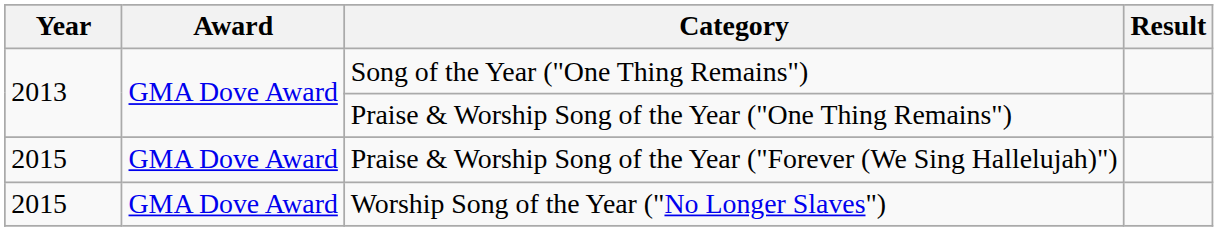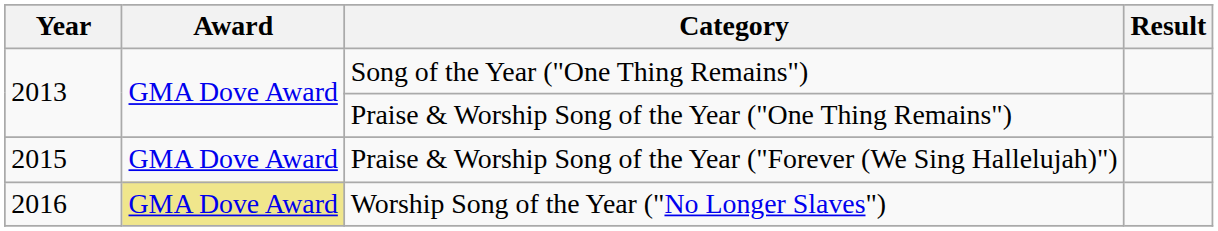(39, 203) 2015 -> (39, 203) 2016
(233, 203) no background -> (233, 203) khaki background
